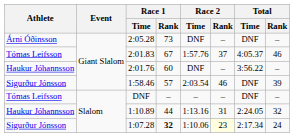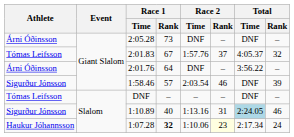(277, 54) 46 -> (277, 54) 32
(40, 69) Haukur Jóhannsson -> (32, 69) Árni Óðinsson
(168, 69) 60 -> (168, 69) 64
(40, 111) Haukur Jóhannsson -> (36, 111) Sigurður Jónsson
(168, 111) 44 -> (168, 111) 40
(250, 111) no background -> (250, 111) lightblue background
(277, 111) 32 -> (277, 111) 46
(36, 126) Sigurður Jónsson -> (40, 126) Haukur Jóhannsson
